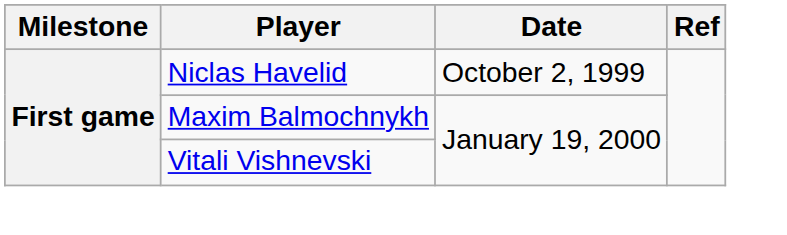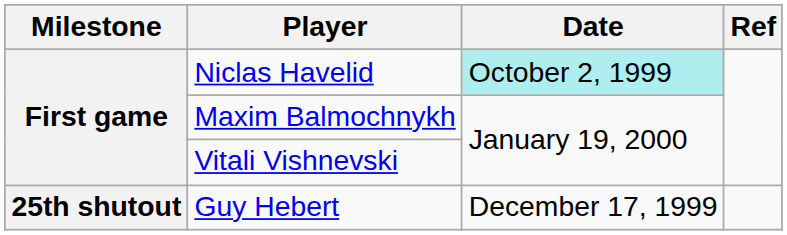(544, 71) no background -> (570, 71) paleturquoise background
+ row: (267, 206)
